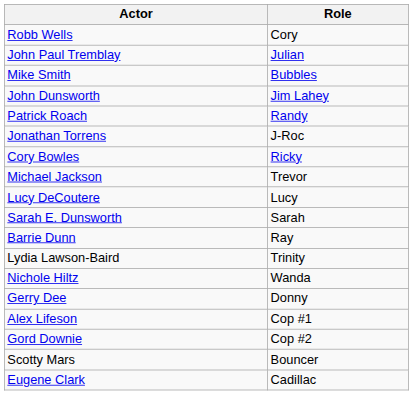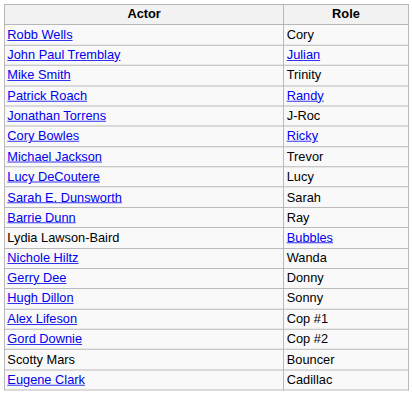(294, 75) Bubbles -> (304, 75) Trinity
- row: (54, 95)
(288, 258) Trinity -> (310, 237) Bubbles
+ row: (40, 298)
